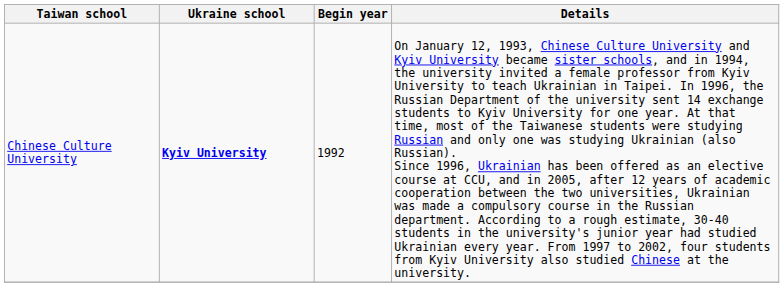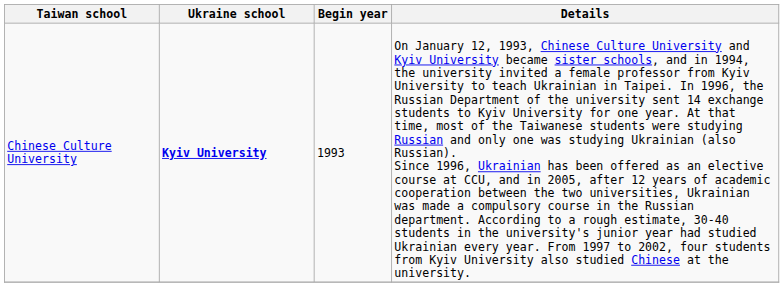(331, 153) 1992 -> (331, 153) 1993
